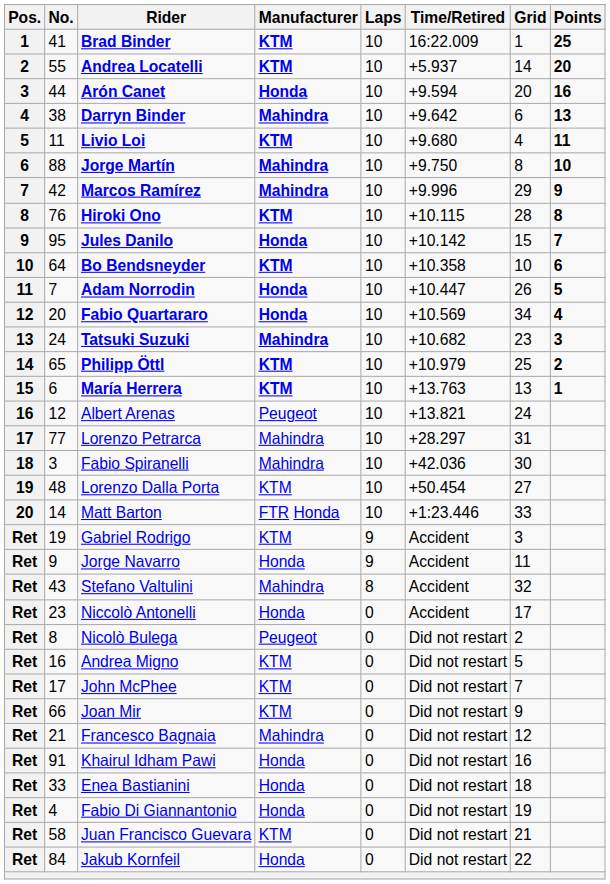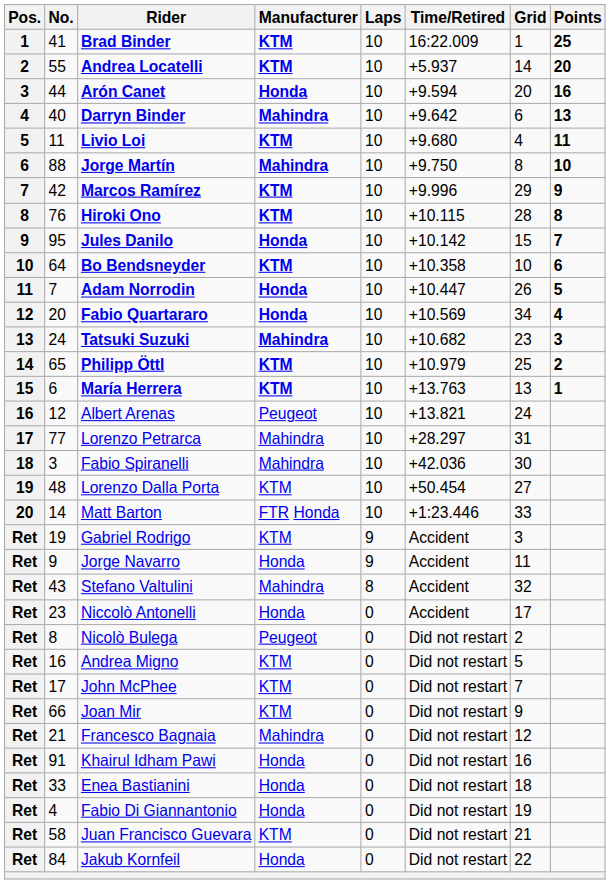(57, 116) 38 -> (57, 116) 40
(293, 191) Mahindra -> (276, 191) KTM
